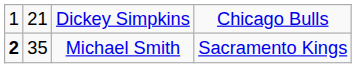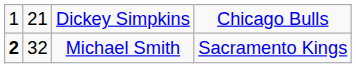(37, 47) 35 -> (37, 47) 32
